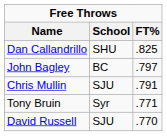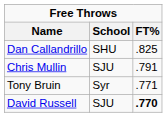- row: (38, 67)
(147, 121) normal -> (147, 103) bold
